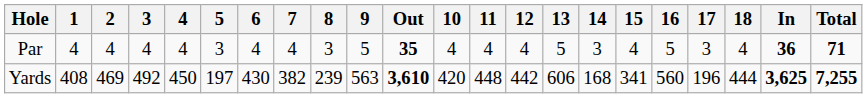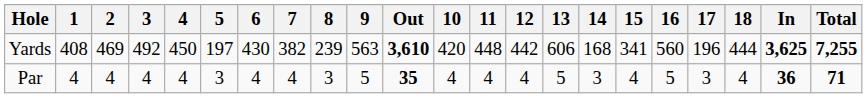rows swapped: (30, 78) <-> (30, 48)
